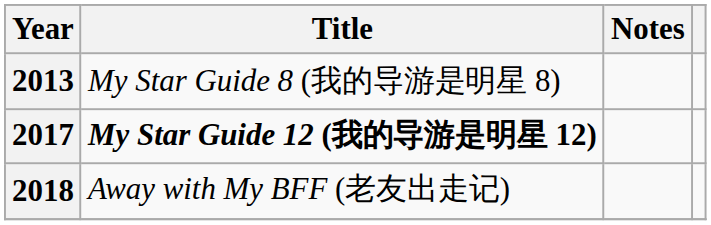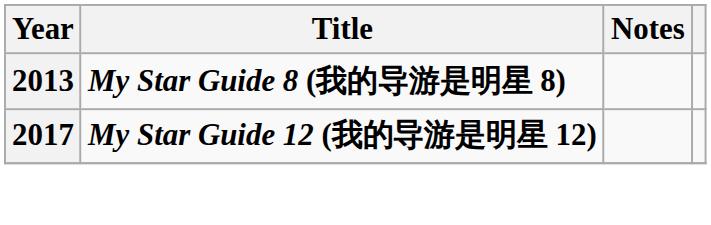(324, 79) normal -> (327, 79) bold
- row: (43, 190)
